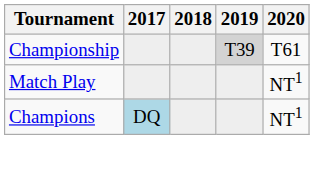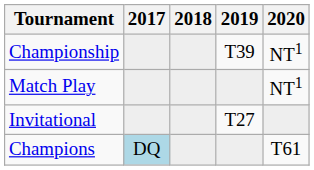(240, 49) lightgrey background -> (240, 51) no background
(286, 49) T61 -> (286, 51) NT1
+ row: (52, 119)
(286, 116) NT1 -> (286, 149) T61
